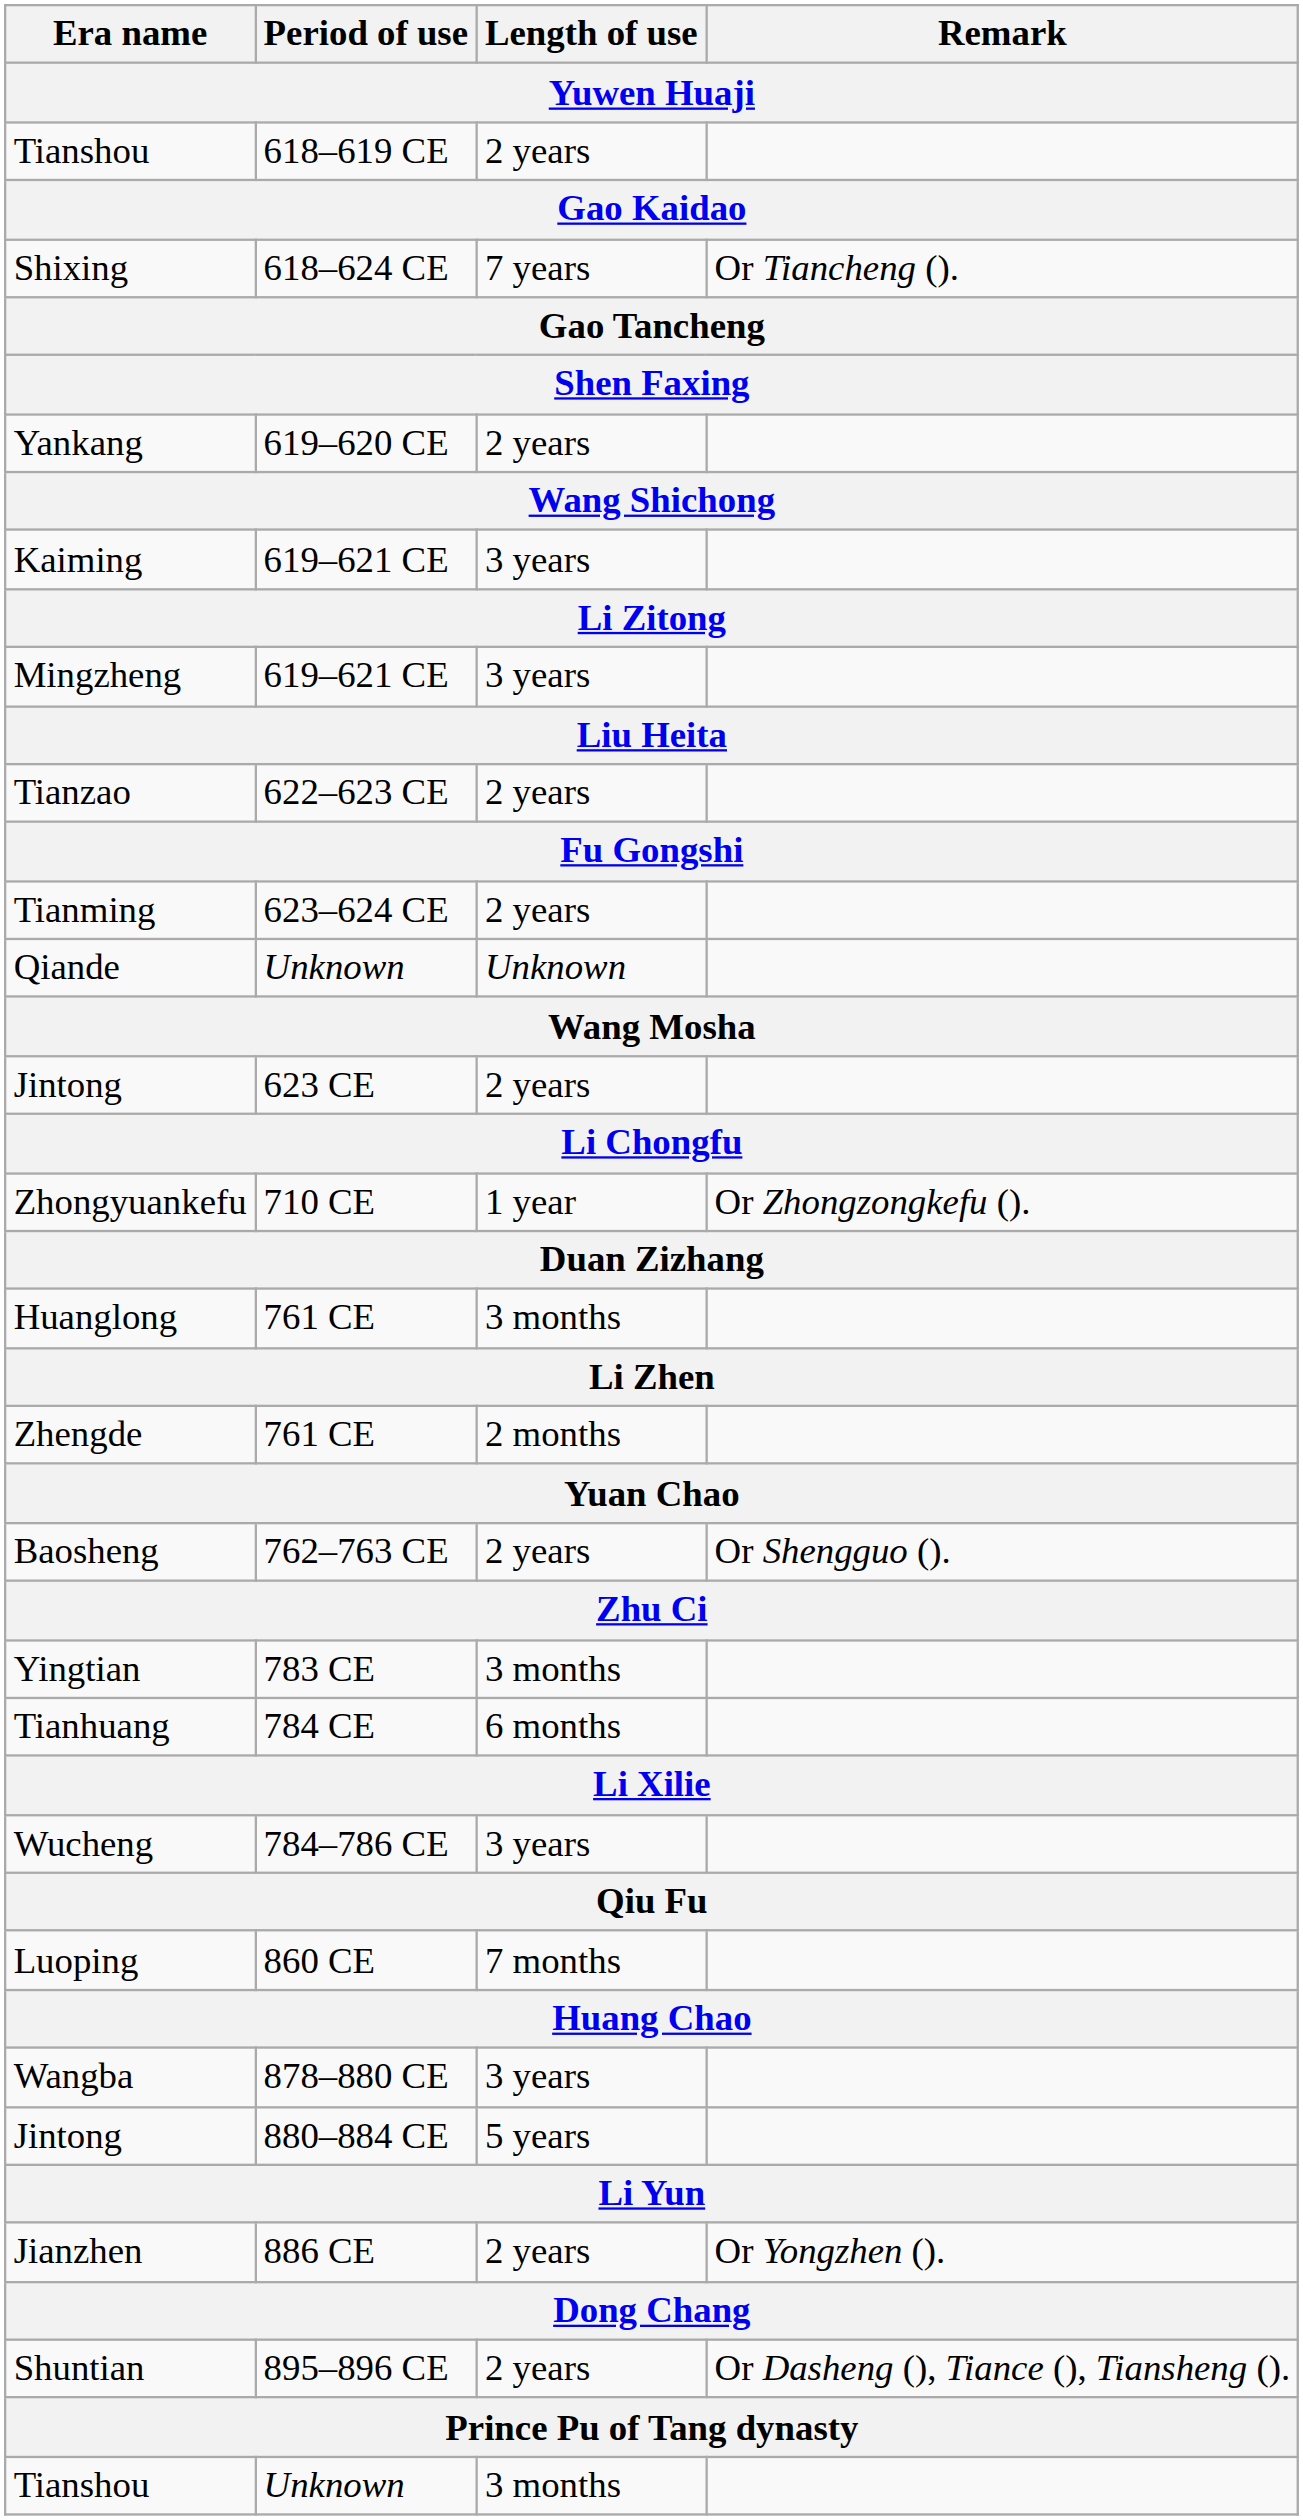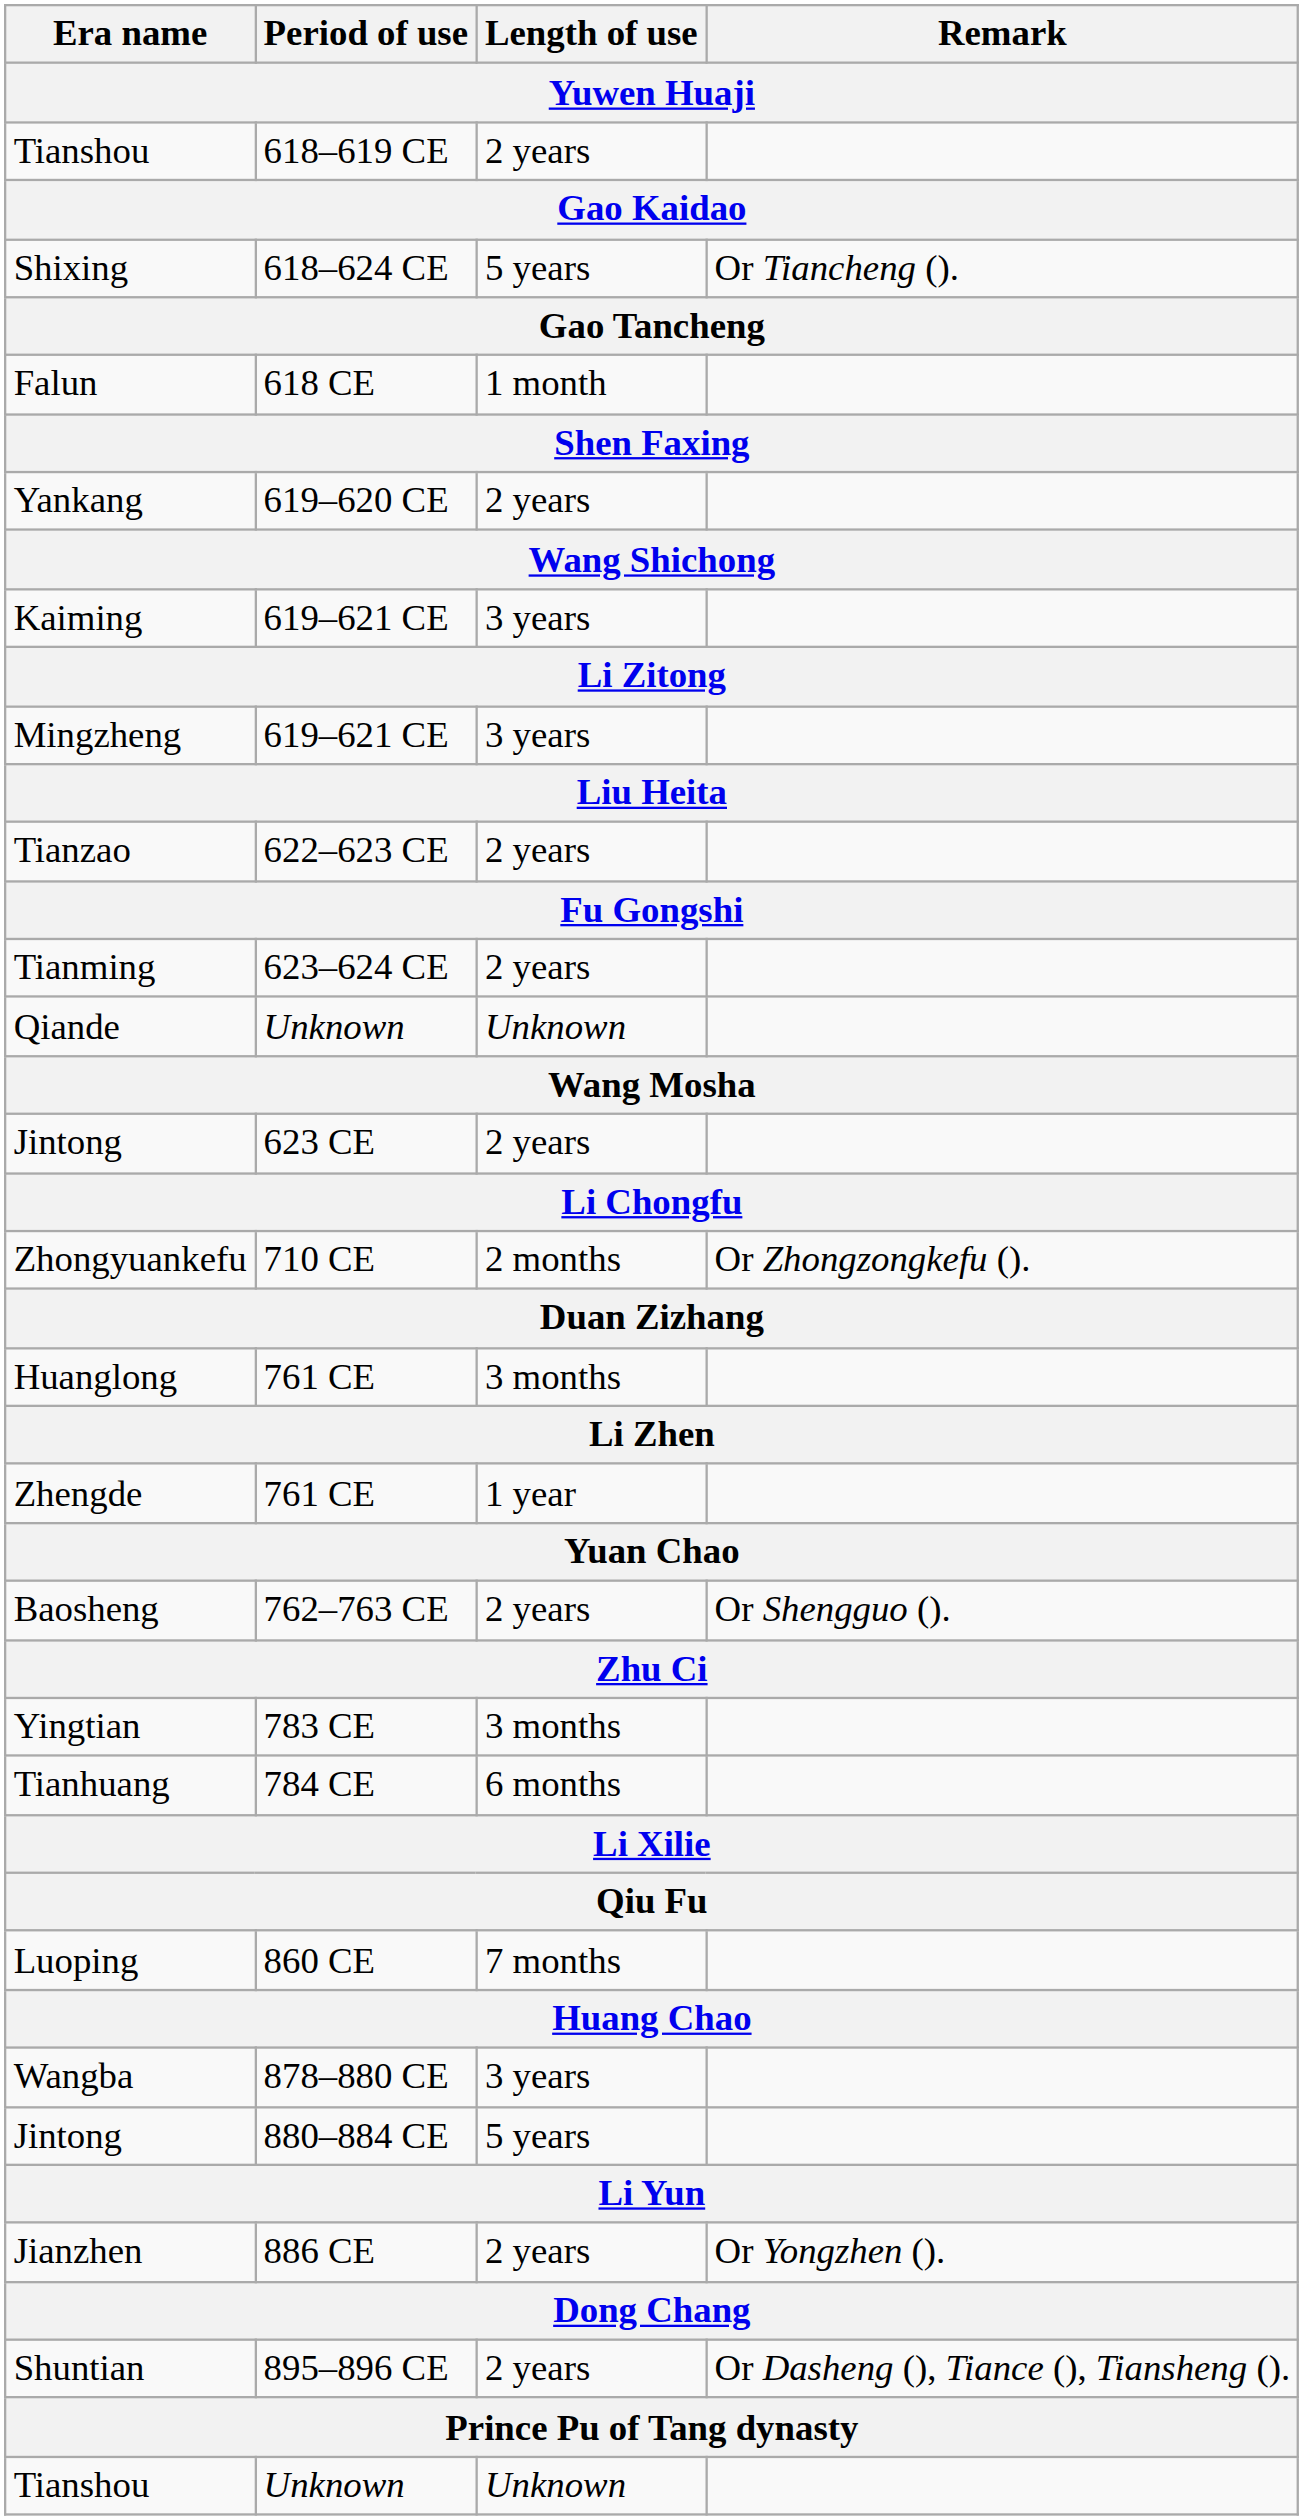(538, 267) 7 years -> (538, 267) 5 years
+ row: (56, 383)
(530, 1200) 1 year -> (553, 1259) 2 months
(553, 1434) 2 months -> (530, 1492) 1 year
- row: (83, 1842)
(553, 2484) 3 months -> (556, 2484) Unknown
